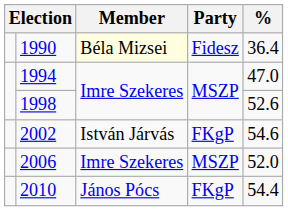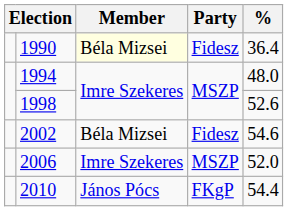(263, 76) 47.0 -> (263, 76) 48.0
(127, 133) István Járvás -> (124, 133) Béla Mizsei
(213, 133) FKgP -> (215, 133) Fidesz
